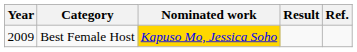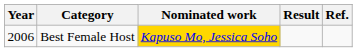(21, 36) 2009 -> (21, 36) 2006
